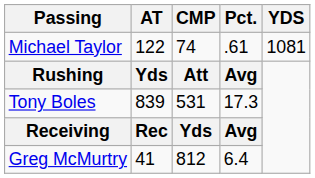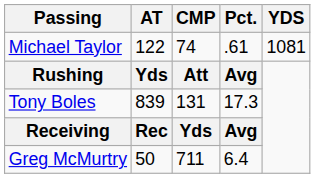(191, 103) 531 -> (191, 103) 131
(145, 159) 41 -> (145, 159) 50
(191, 159) 812 -> (190, 159) 711
